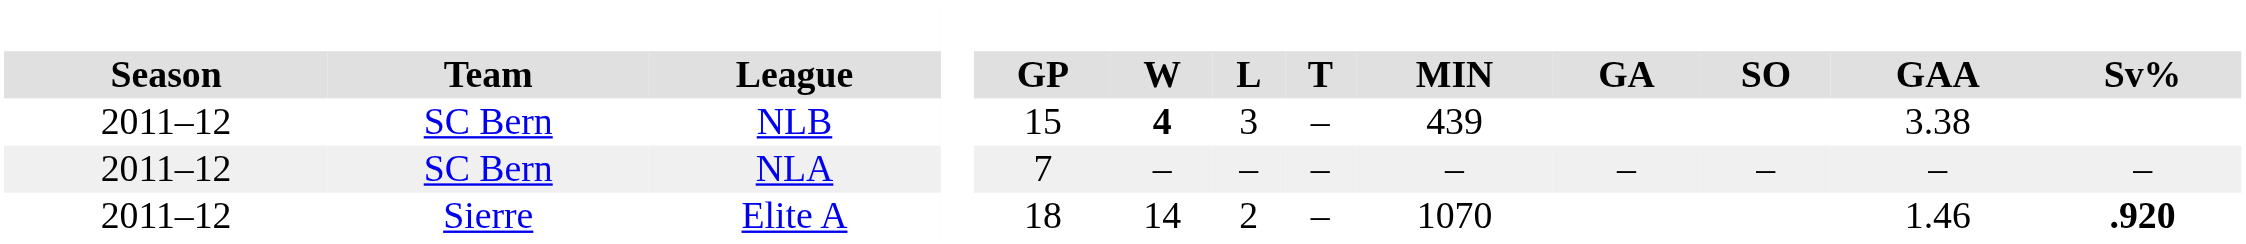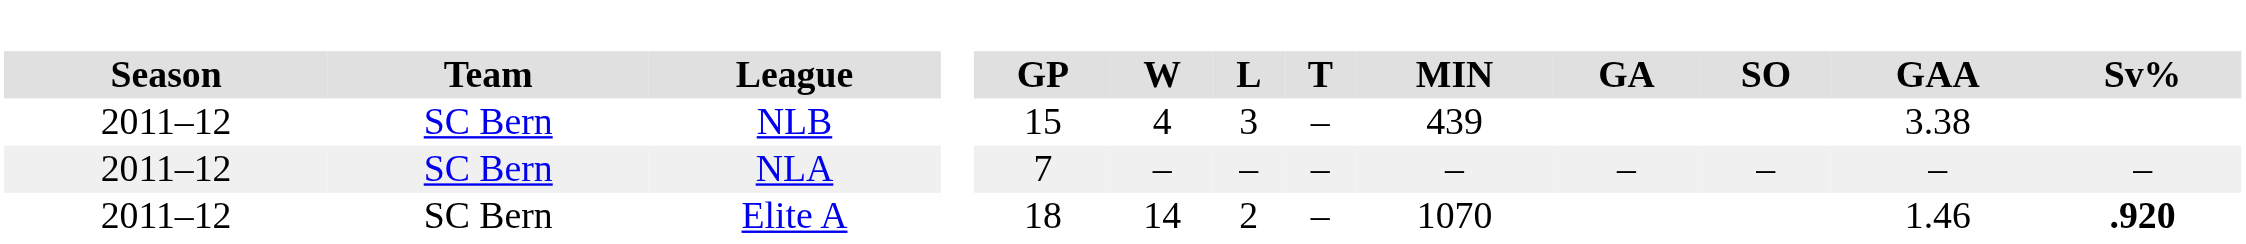(1162, 121) bold -> (1162, 121) normal
(488, 215) Sierre -> (488, 215) SC Bern
